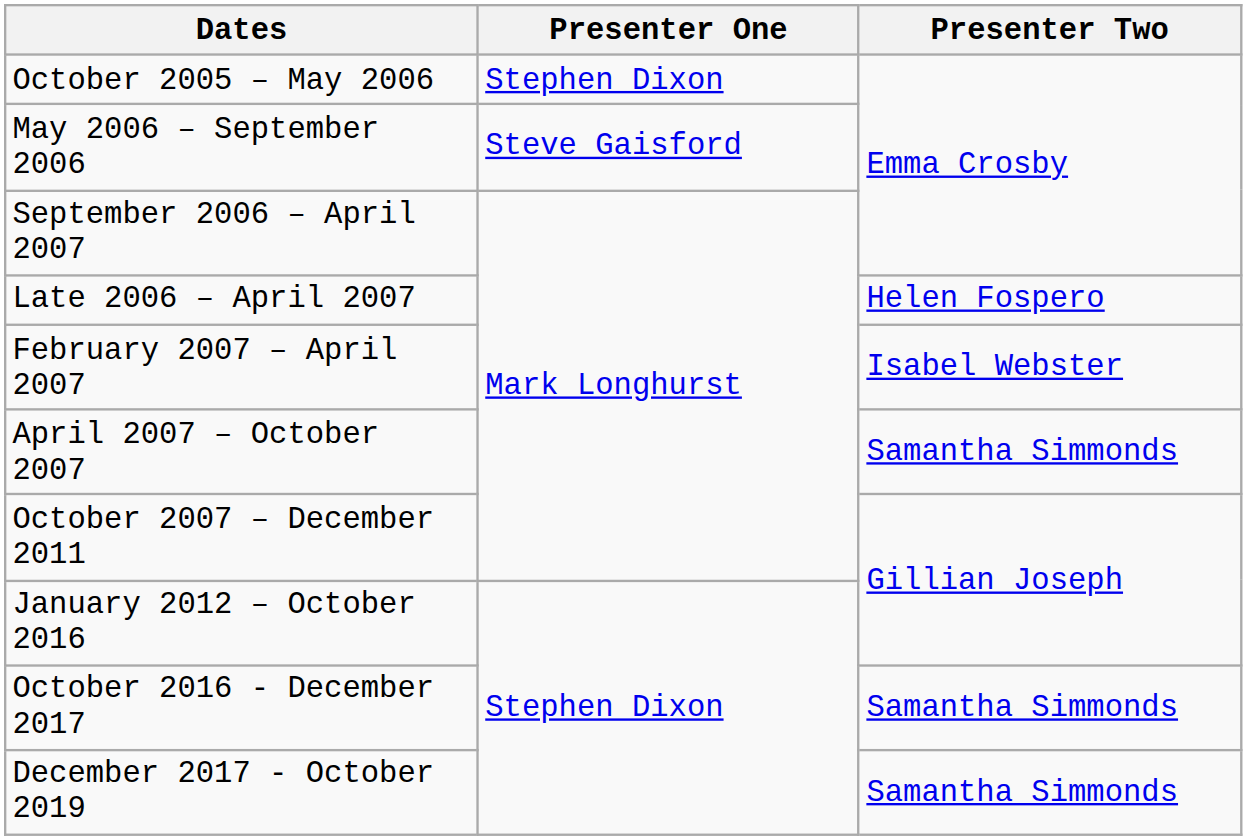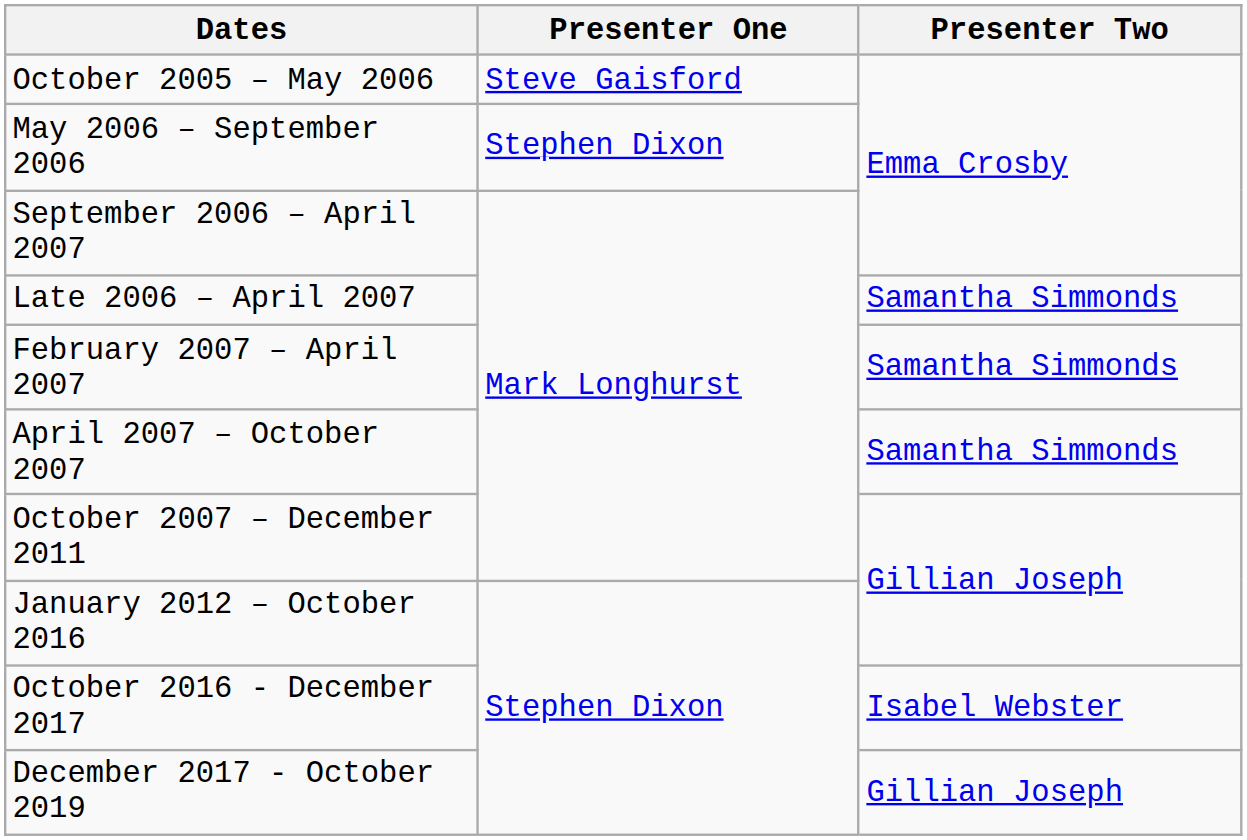(604, 80) Stephen Dixon -> (614, 80) Steve Gaisford
(614, 147) Steve Gaisford -> (604, 147) Stephen Dixon
(986, 300) Helen Fospero -> (1022, 300) Samantha Simmonds
(995, 367) Isabel Webster -> (1022, 367) Samantha Simmonds
(1022, 707) Samantha Simmonds -> (995, 707) Isabel Webster
(1022, 792) Samantha Simmonds -> (995, 792) Gillian Joseph
